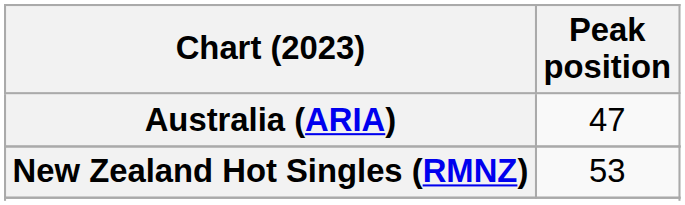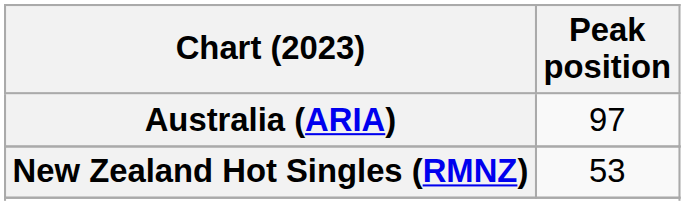(607, 119) 47 -> (607, 119) 97
